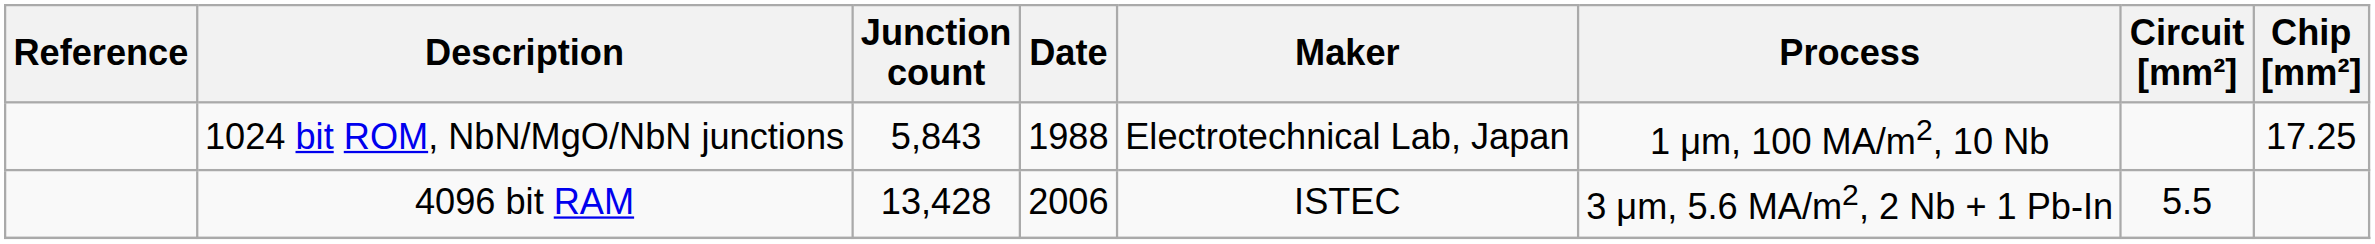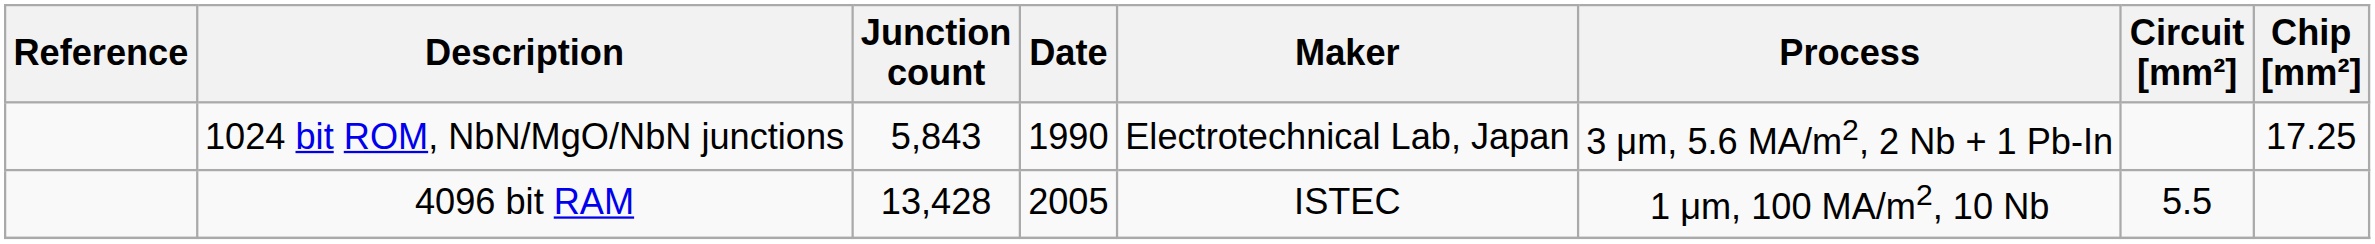(1068, 136) 1988 -> (1068, 136) 1990
(1850, 136) 1 μm, 100 MA/m2, 10 Nb -> (1850, 136) 3 μm, 5.6 MA/m2, 2 Nb + 1 Pb-In
(1068, 203) 2006 -> (1068, 203) 2005
(1850, 203) 3 μm, 5.6 MA/m2, 2 Nb + 1 Pb-In -> (1850, 203) 1 μm, 100 MA/m2, 10 Nb
